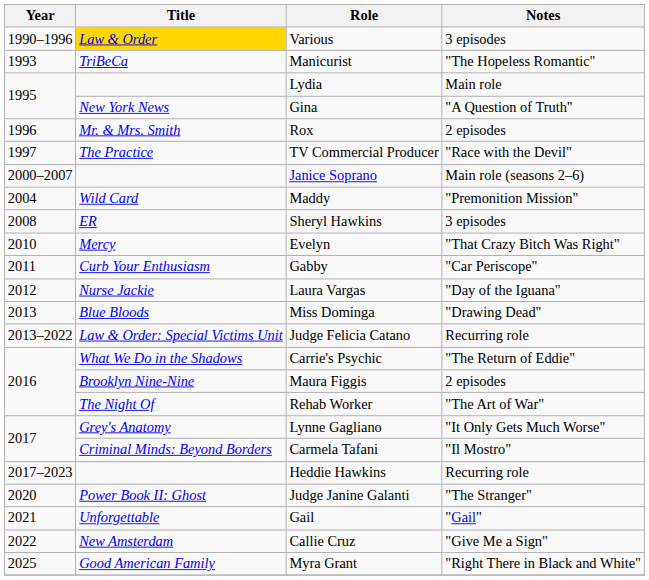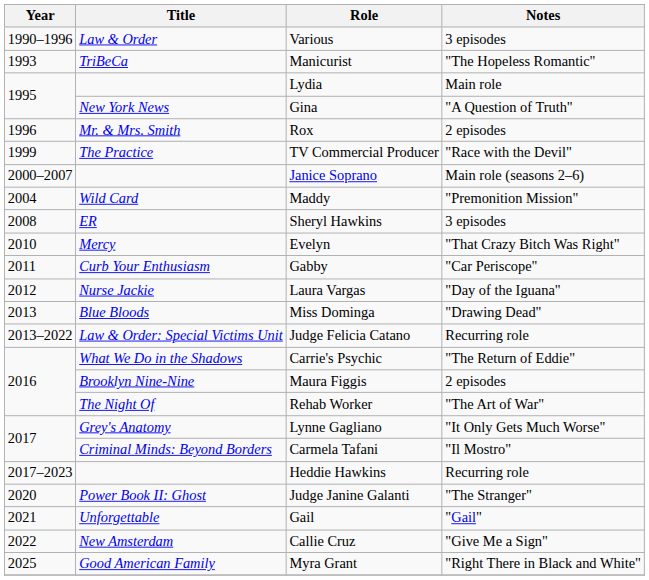(118, 38) gold background -> (118, 38) no background
(22, 152) 1997 -> (22, 152) 1999
